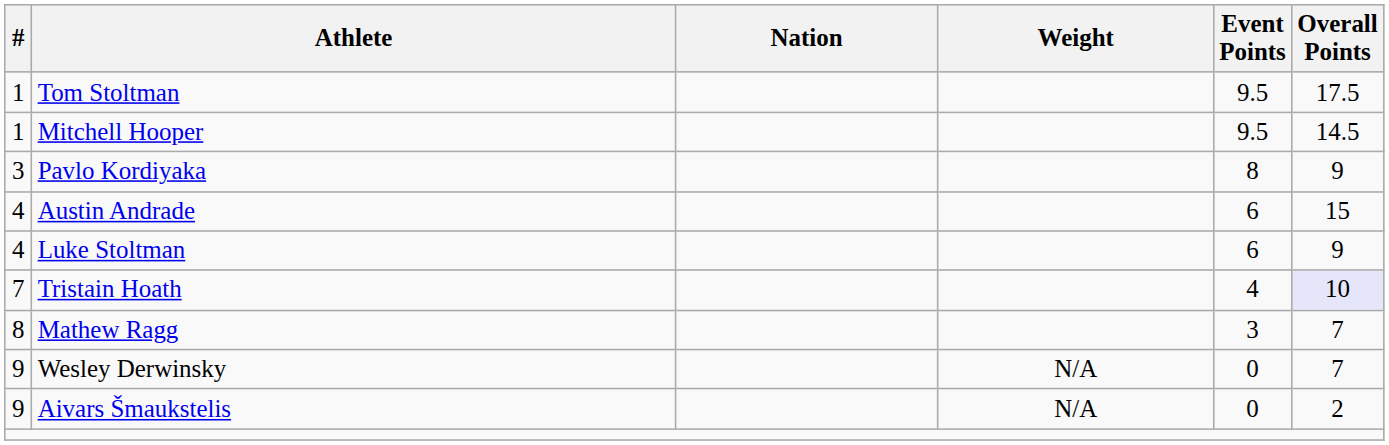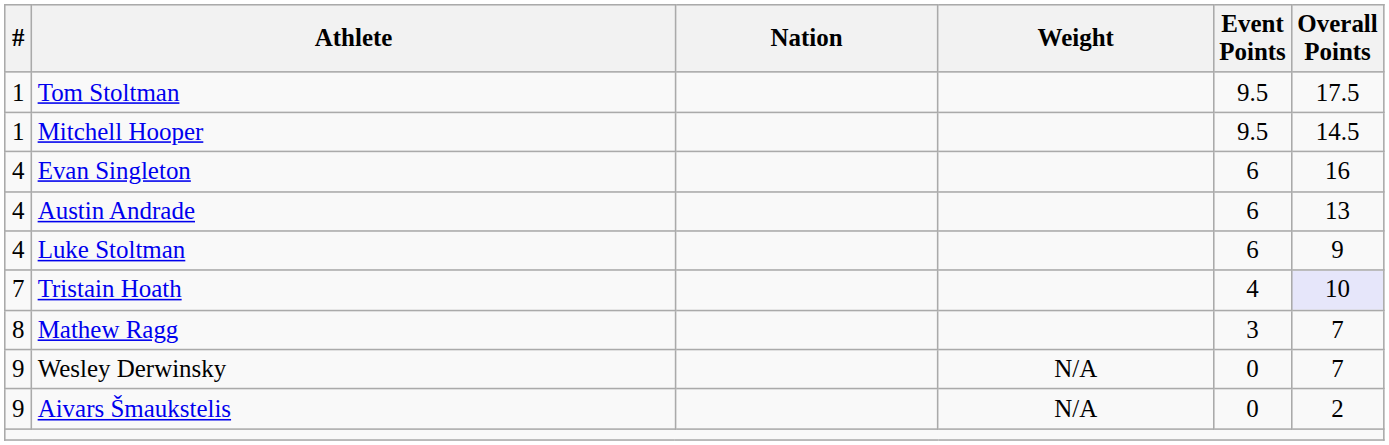- row: (122, 171)
+ row: (114, 171)
(1338, 210) 15 -> (1338, 210) 13
